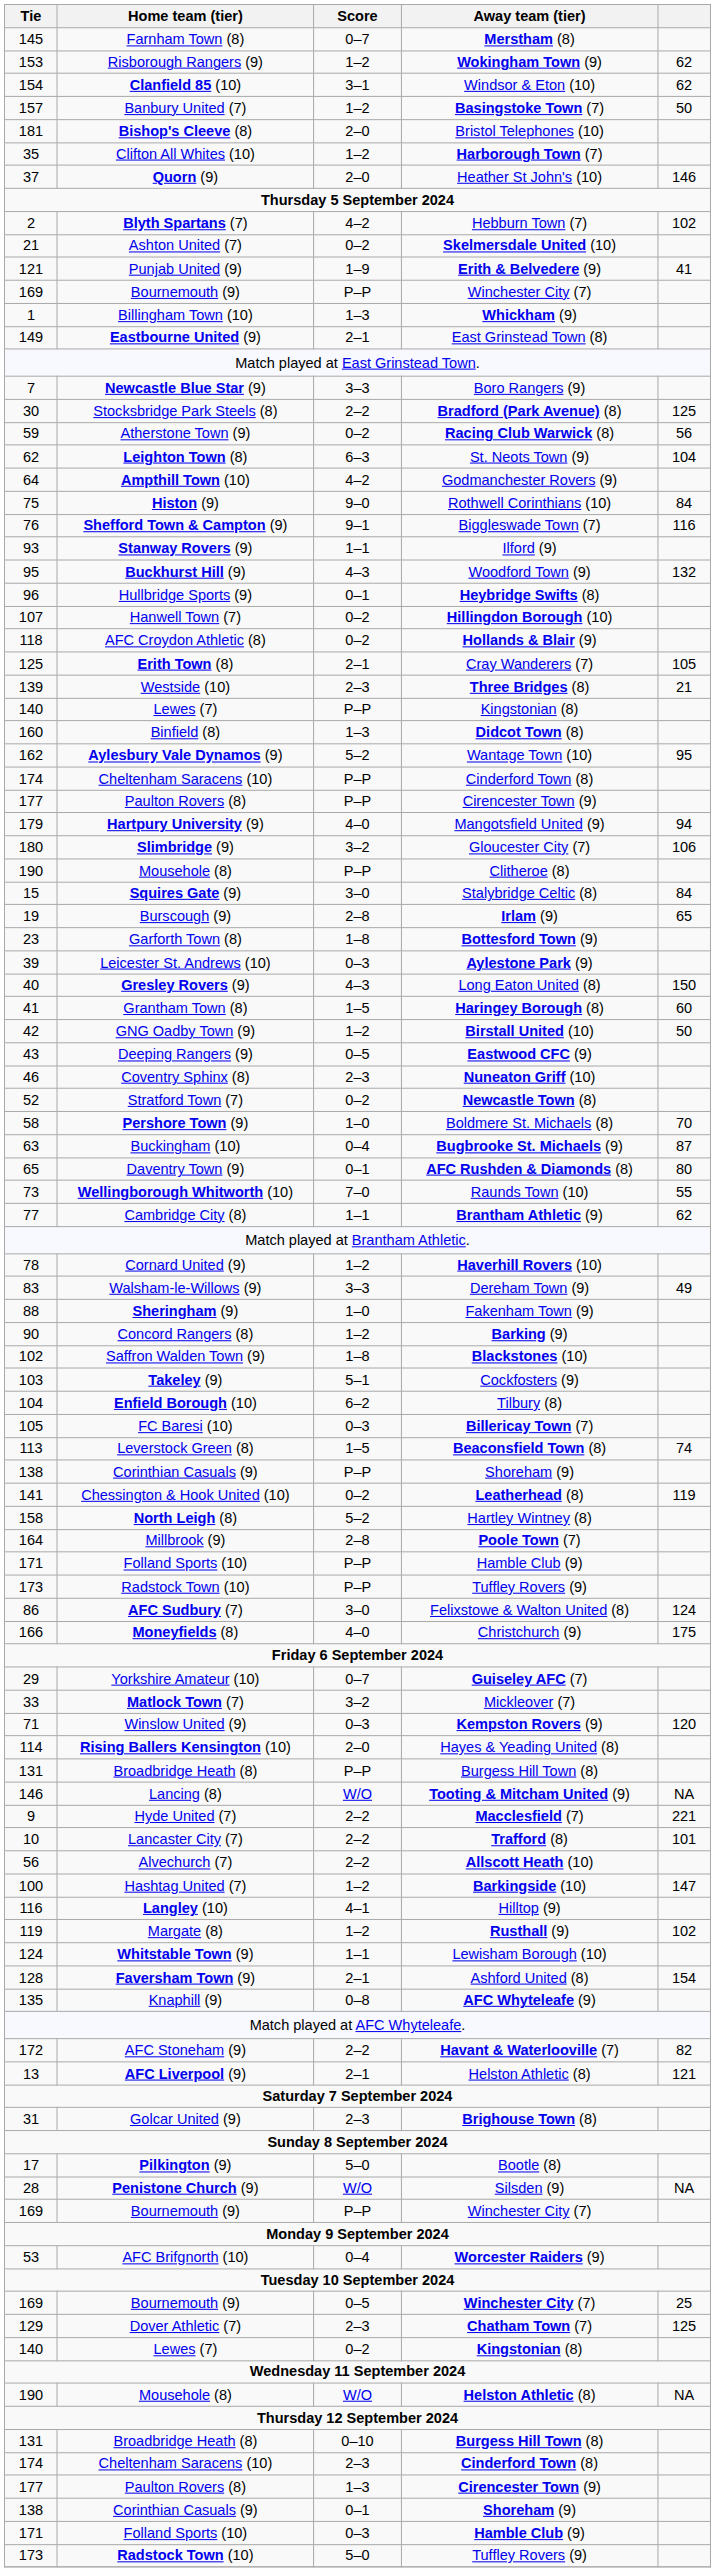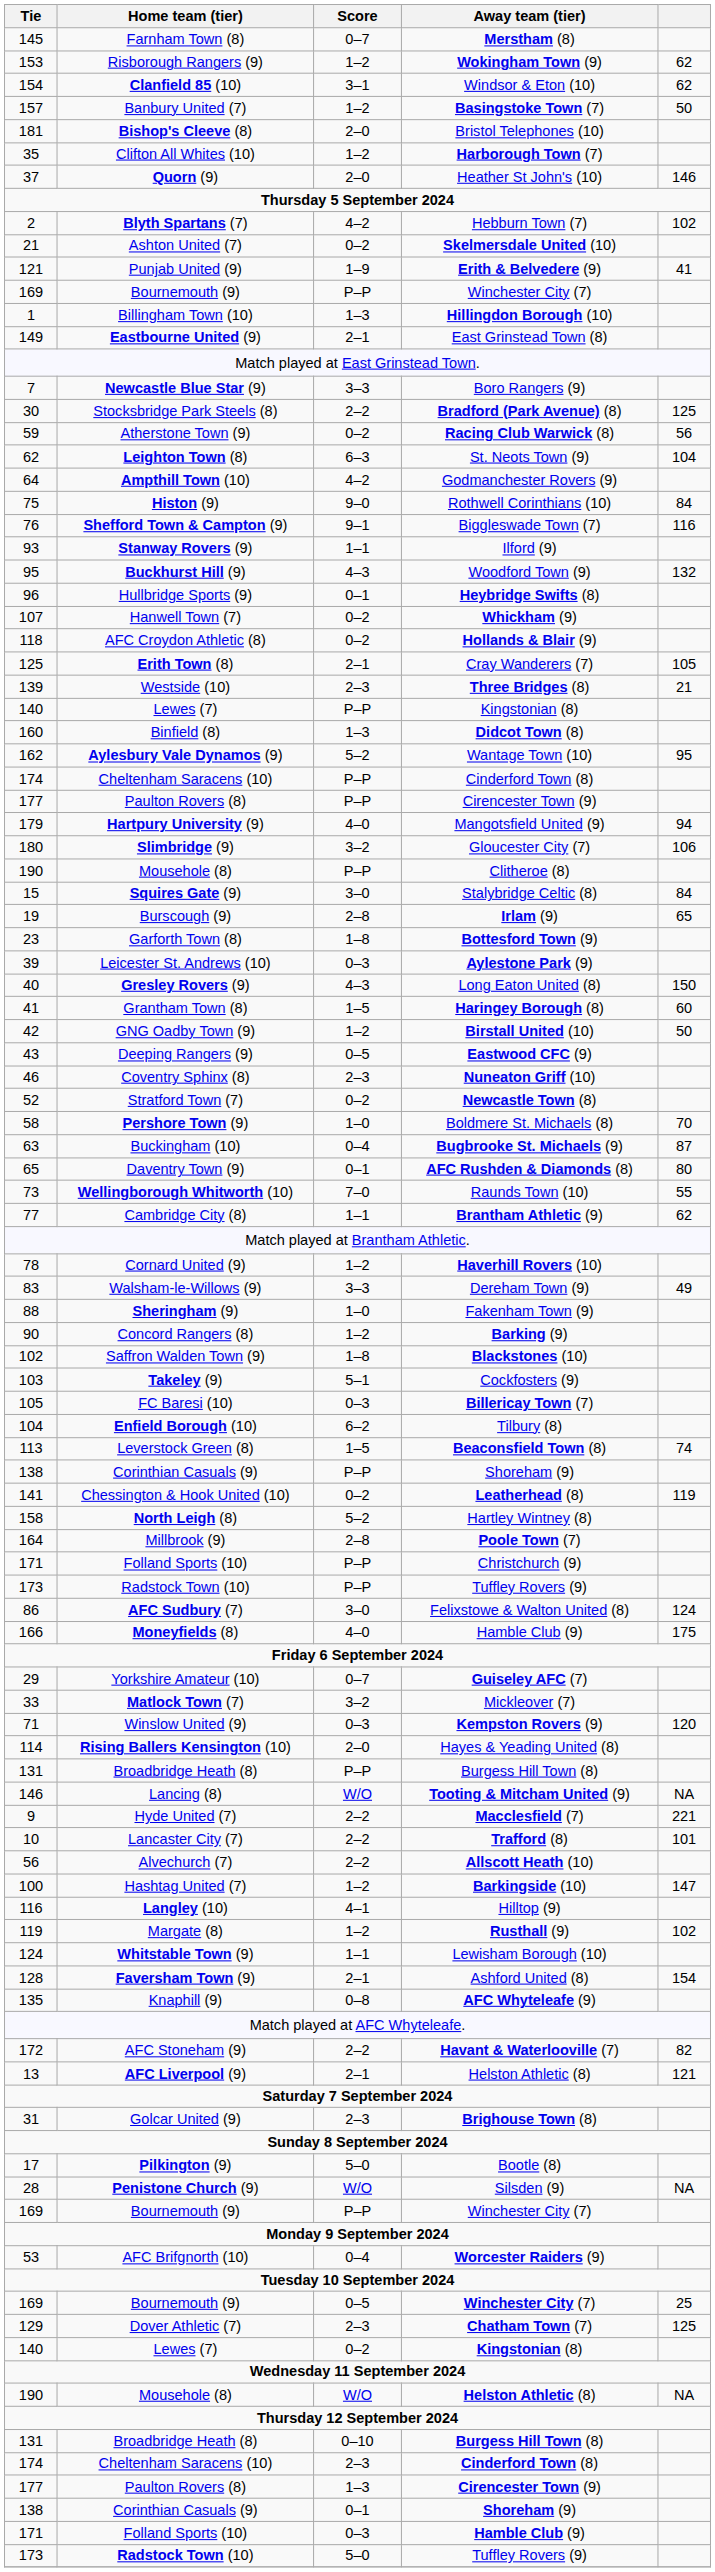(530, 315) Whickham (9) -> (530, 315) Hillingdon Borough (10)
(530, 618) Hillingdon Borough (10) -> (530, 618) Whickham (9)
rows swapped: (185, 1403) <-> (185, 1426)
(530, 1564) Hamble Club (9) -> (530, 1564) Christchurch (9)
(530, 1633) Christchurch (9) -> (530, 1633) Hamble Club (9)
